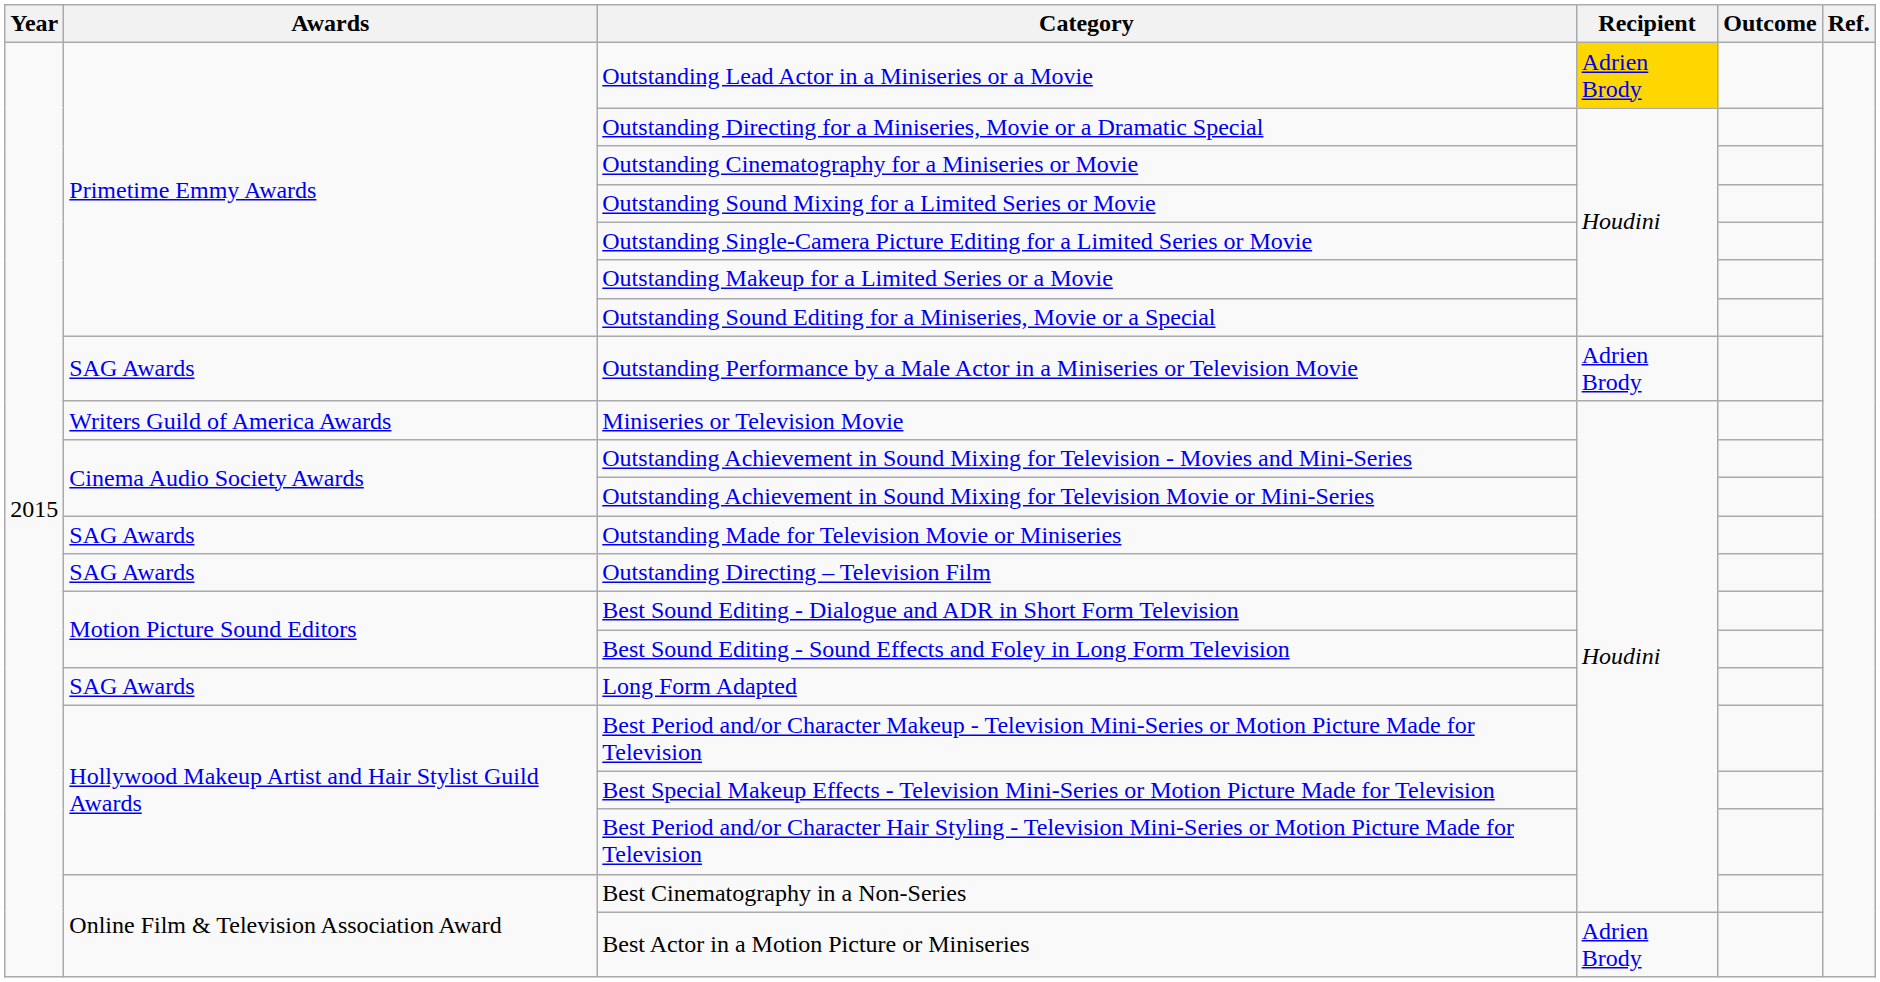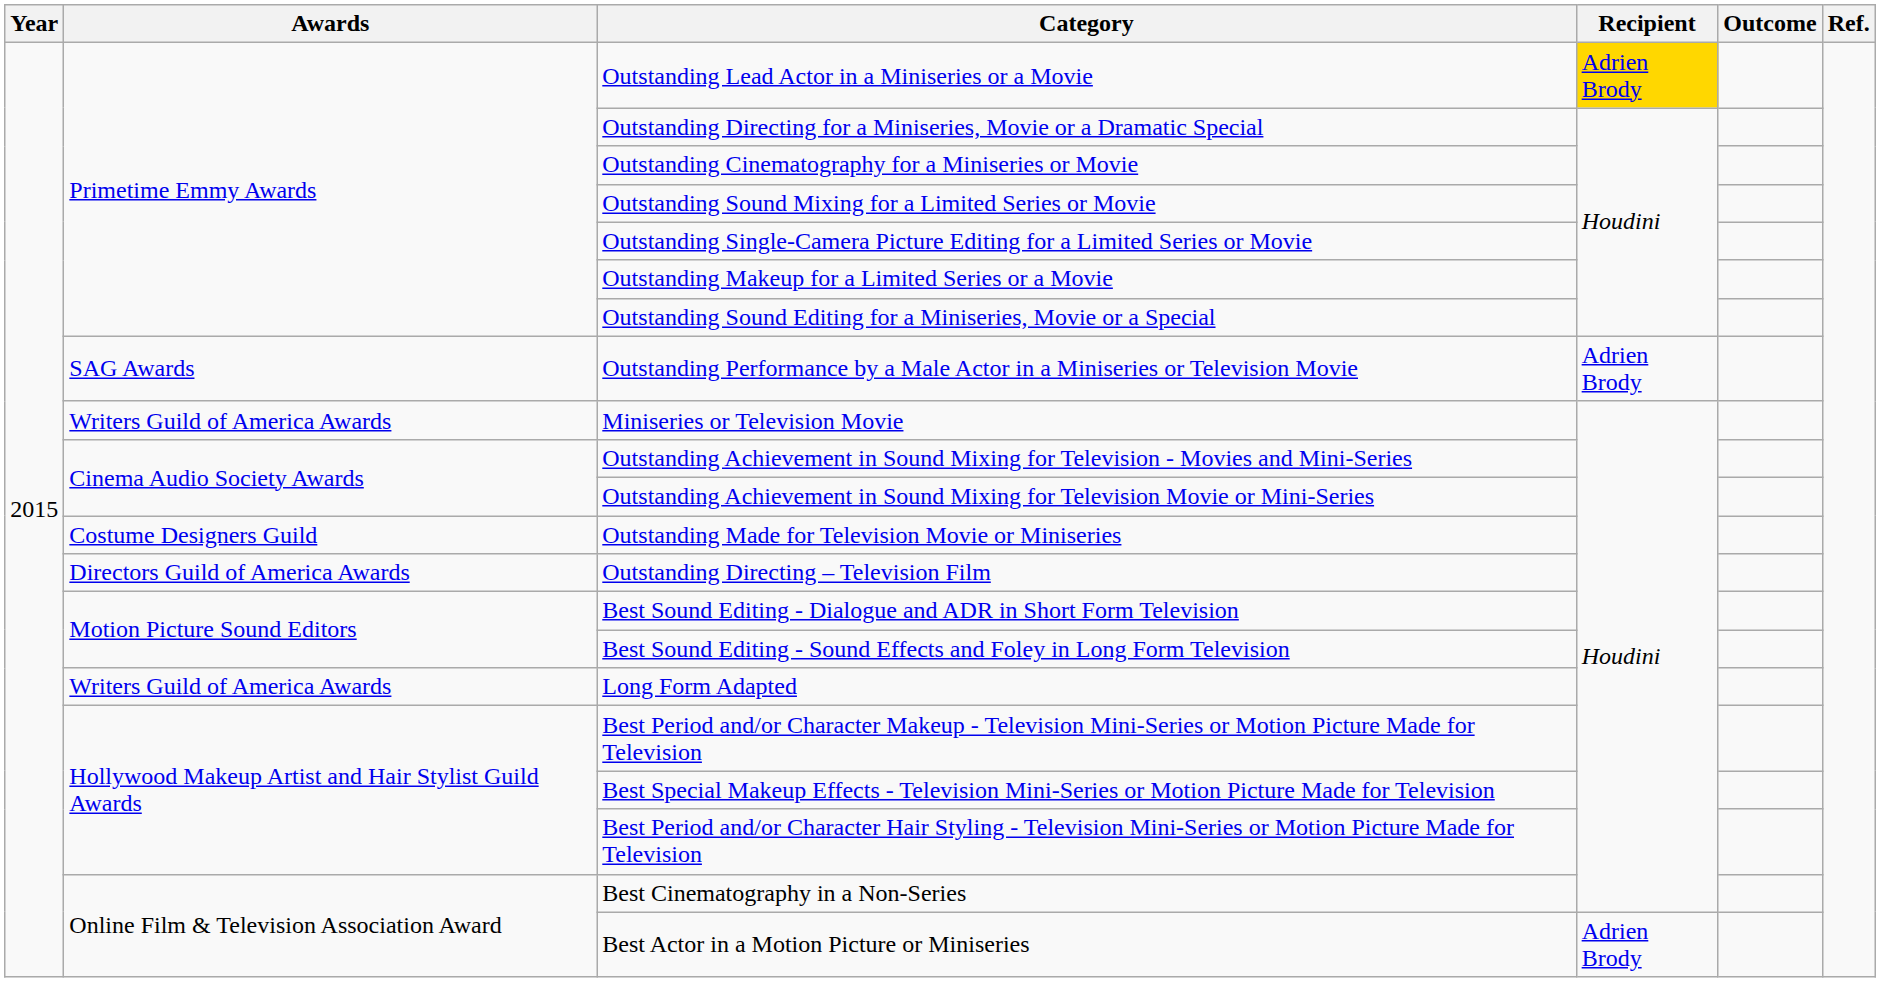(132, 534) SAG Awards -> (193, 534) Costume Designers Guild
(132, 572) SAG Awards -> (240, 572) Directors Guild of America Awards
(132, 686) SAG Awards -> (230, 686) Writers Guild of America Awards
